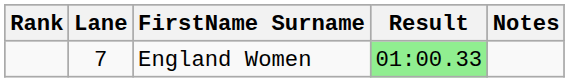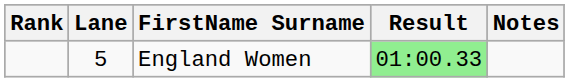(101, 59) 7 -> (101, 59) 5
